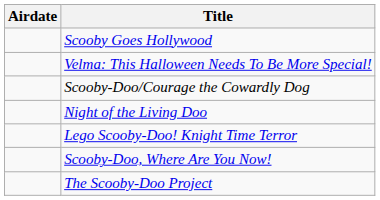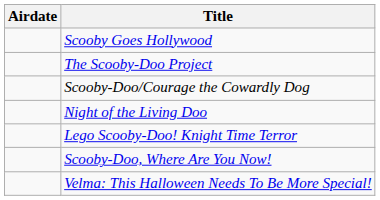rows swapped: (138, 183) <-> (218, 64)
